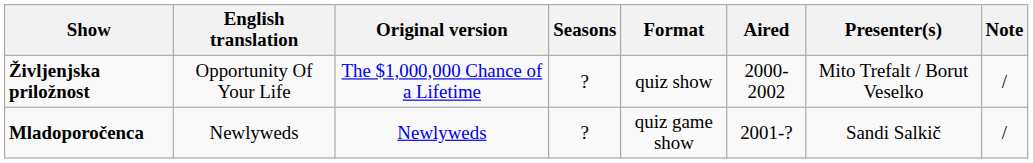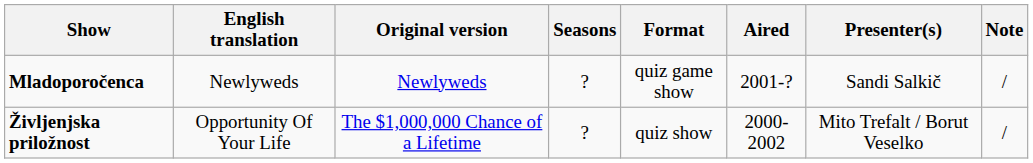rows swapped: (76, 132) <-> (55, 81)
